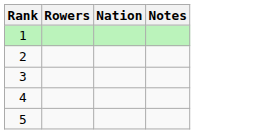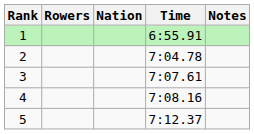+ column: (175, 15)
